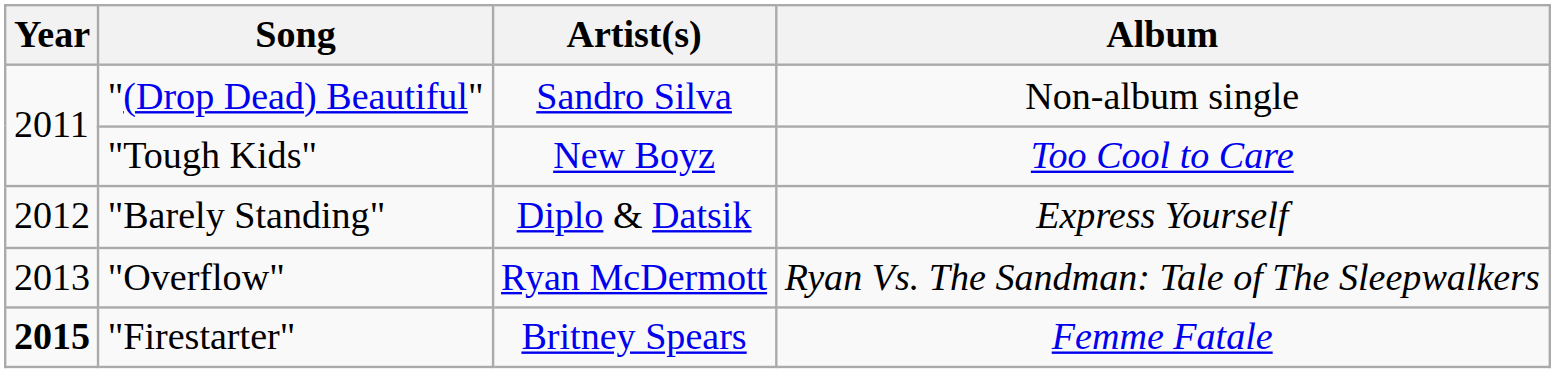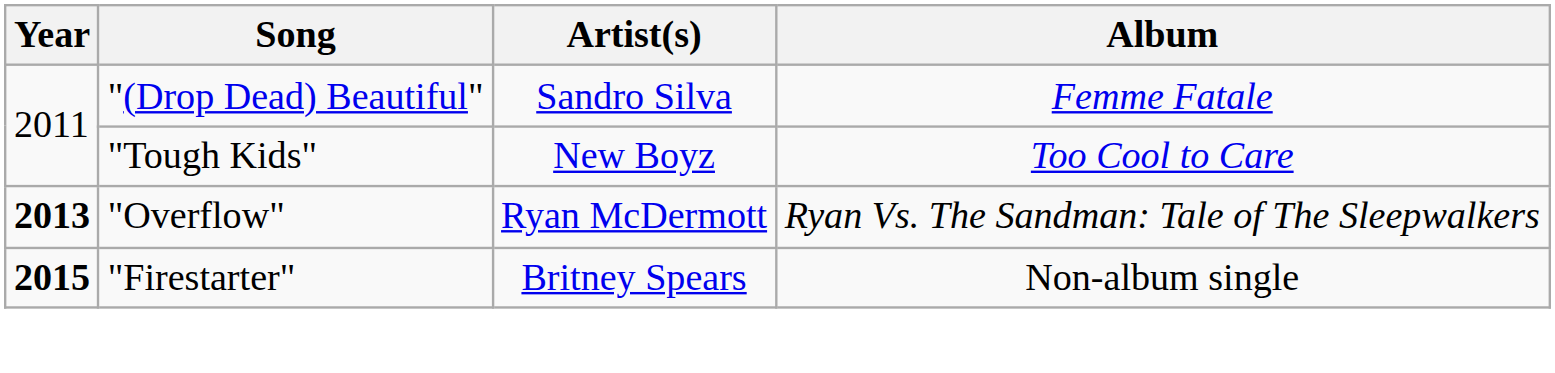(1162, 95) Non-album single -> (1162, 95) Femme Fatale
- row: (246, 215)
(52, 276) normal -> (52, 215) bold
(1162, 336) Femme Fatale -> (1162, 276) Non-album single
